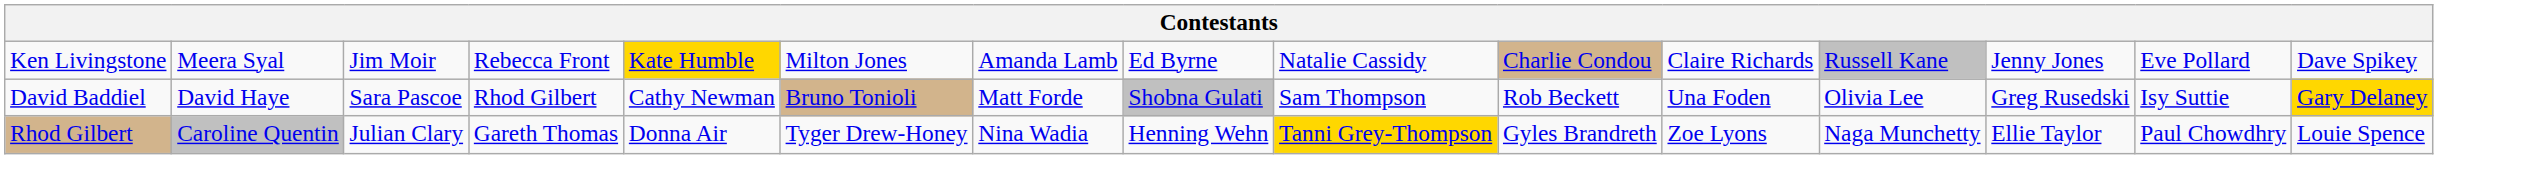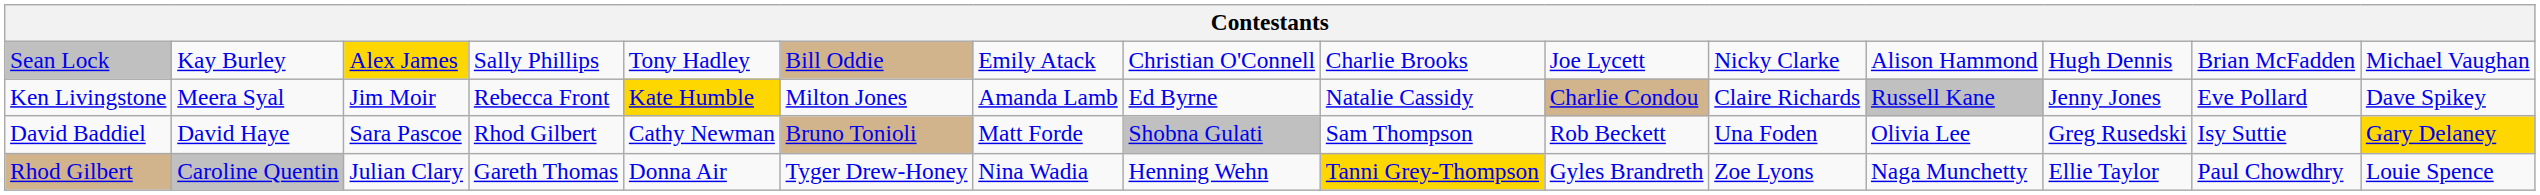+ row: (60, 60)
